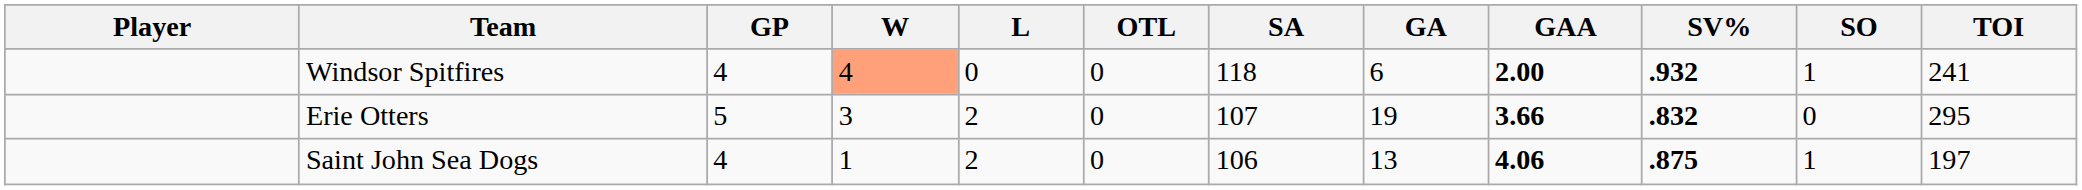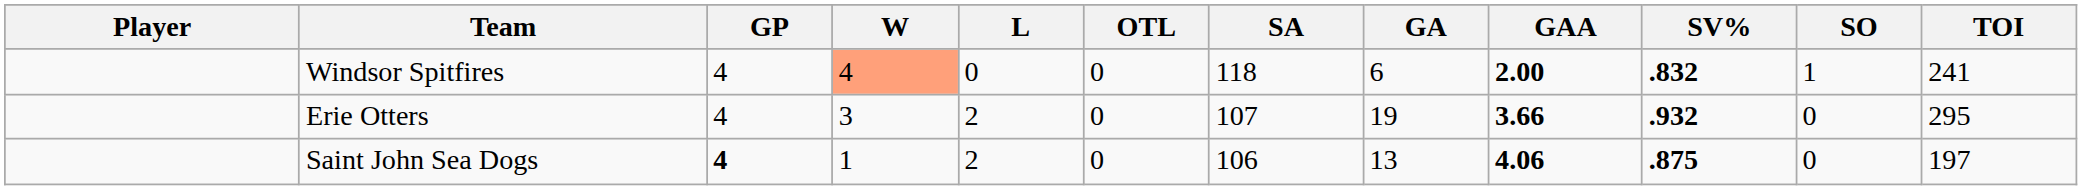(1673, 71) .932 -> (1673, 71) .832
(720, 116) 5 -> (720, 116) 4
(1673, 116) .832 -> (1673, 116) .932
(720, 160) normal -> (720, 160) bold
(1810, 160) 1 -> (1810, 160) 0
